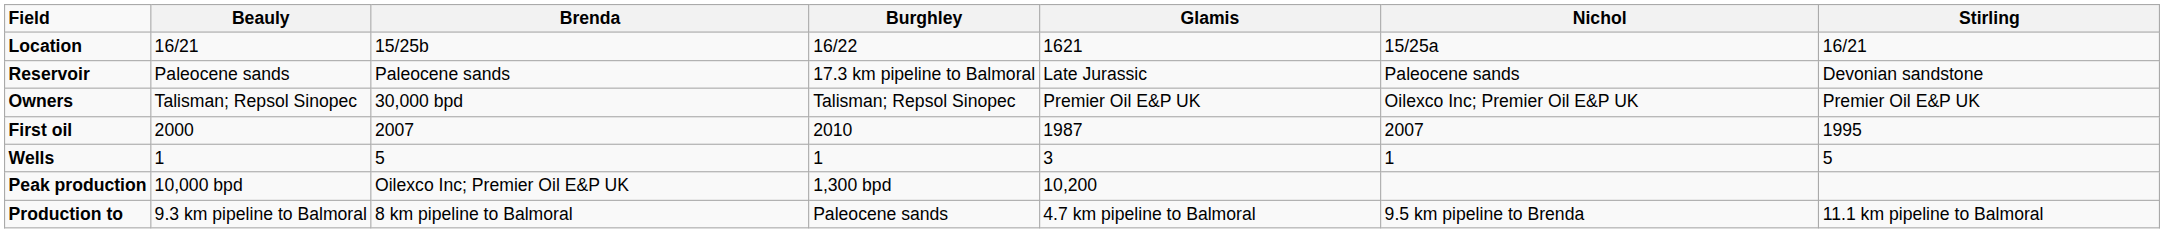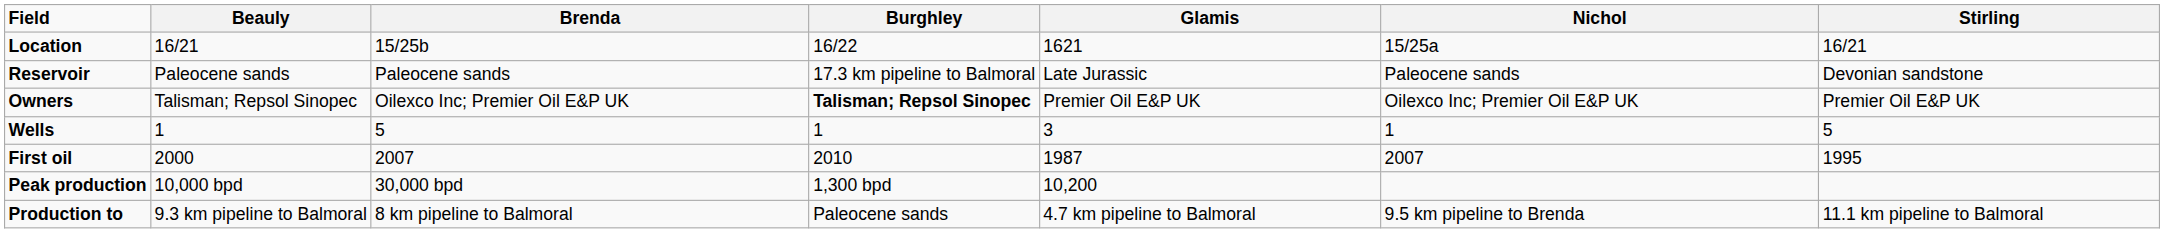(419, 102) 30,000 bpd -> (590, 102) Oilexco Inc; Premier Oil E&P UK
(914, 102) normal -> (922, 102) bold
rows swapped: (31, 158) <-> (40, 130)
(590, 185) Oilexco Inc; Premier Oil E&P UK -> (419, 185) 30,000 bpd
